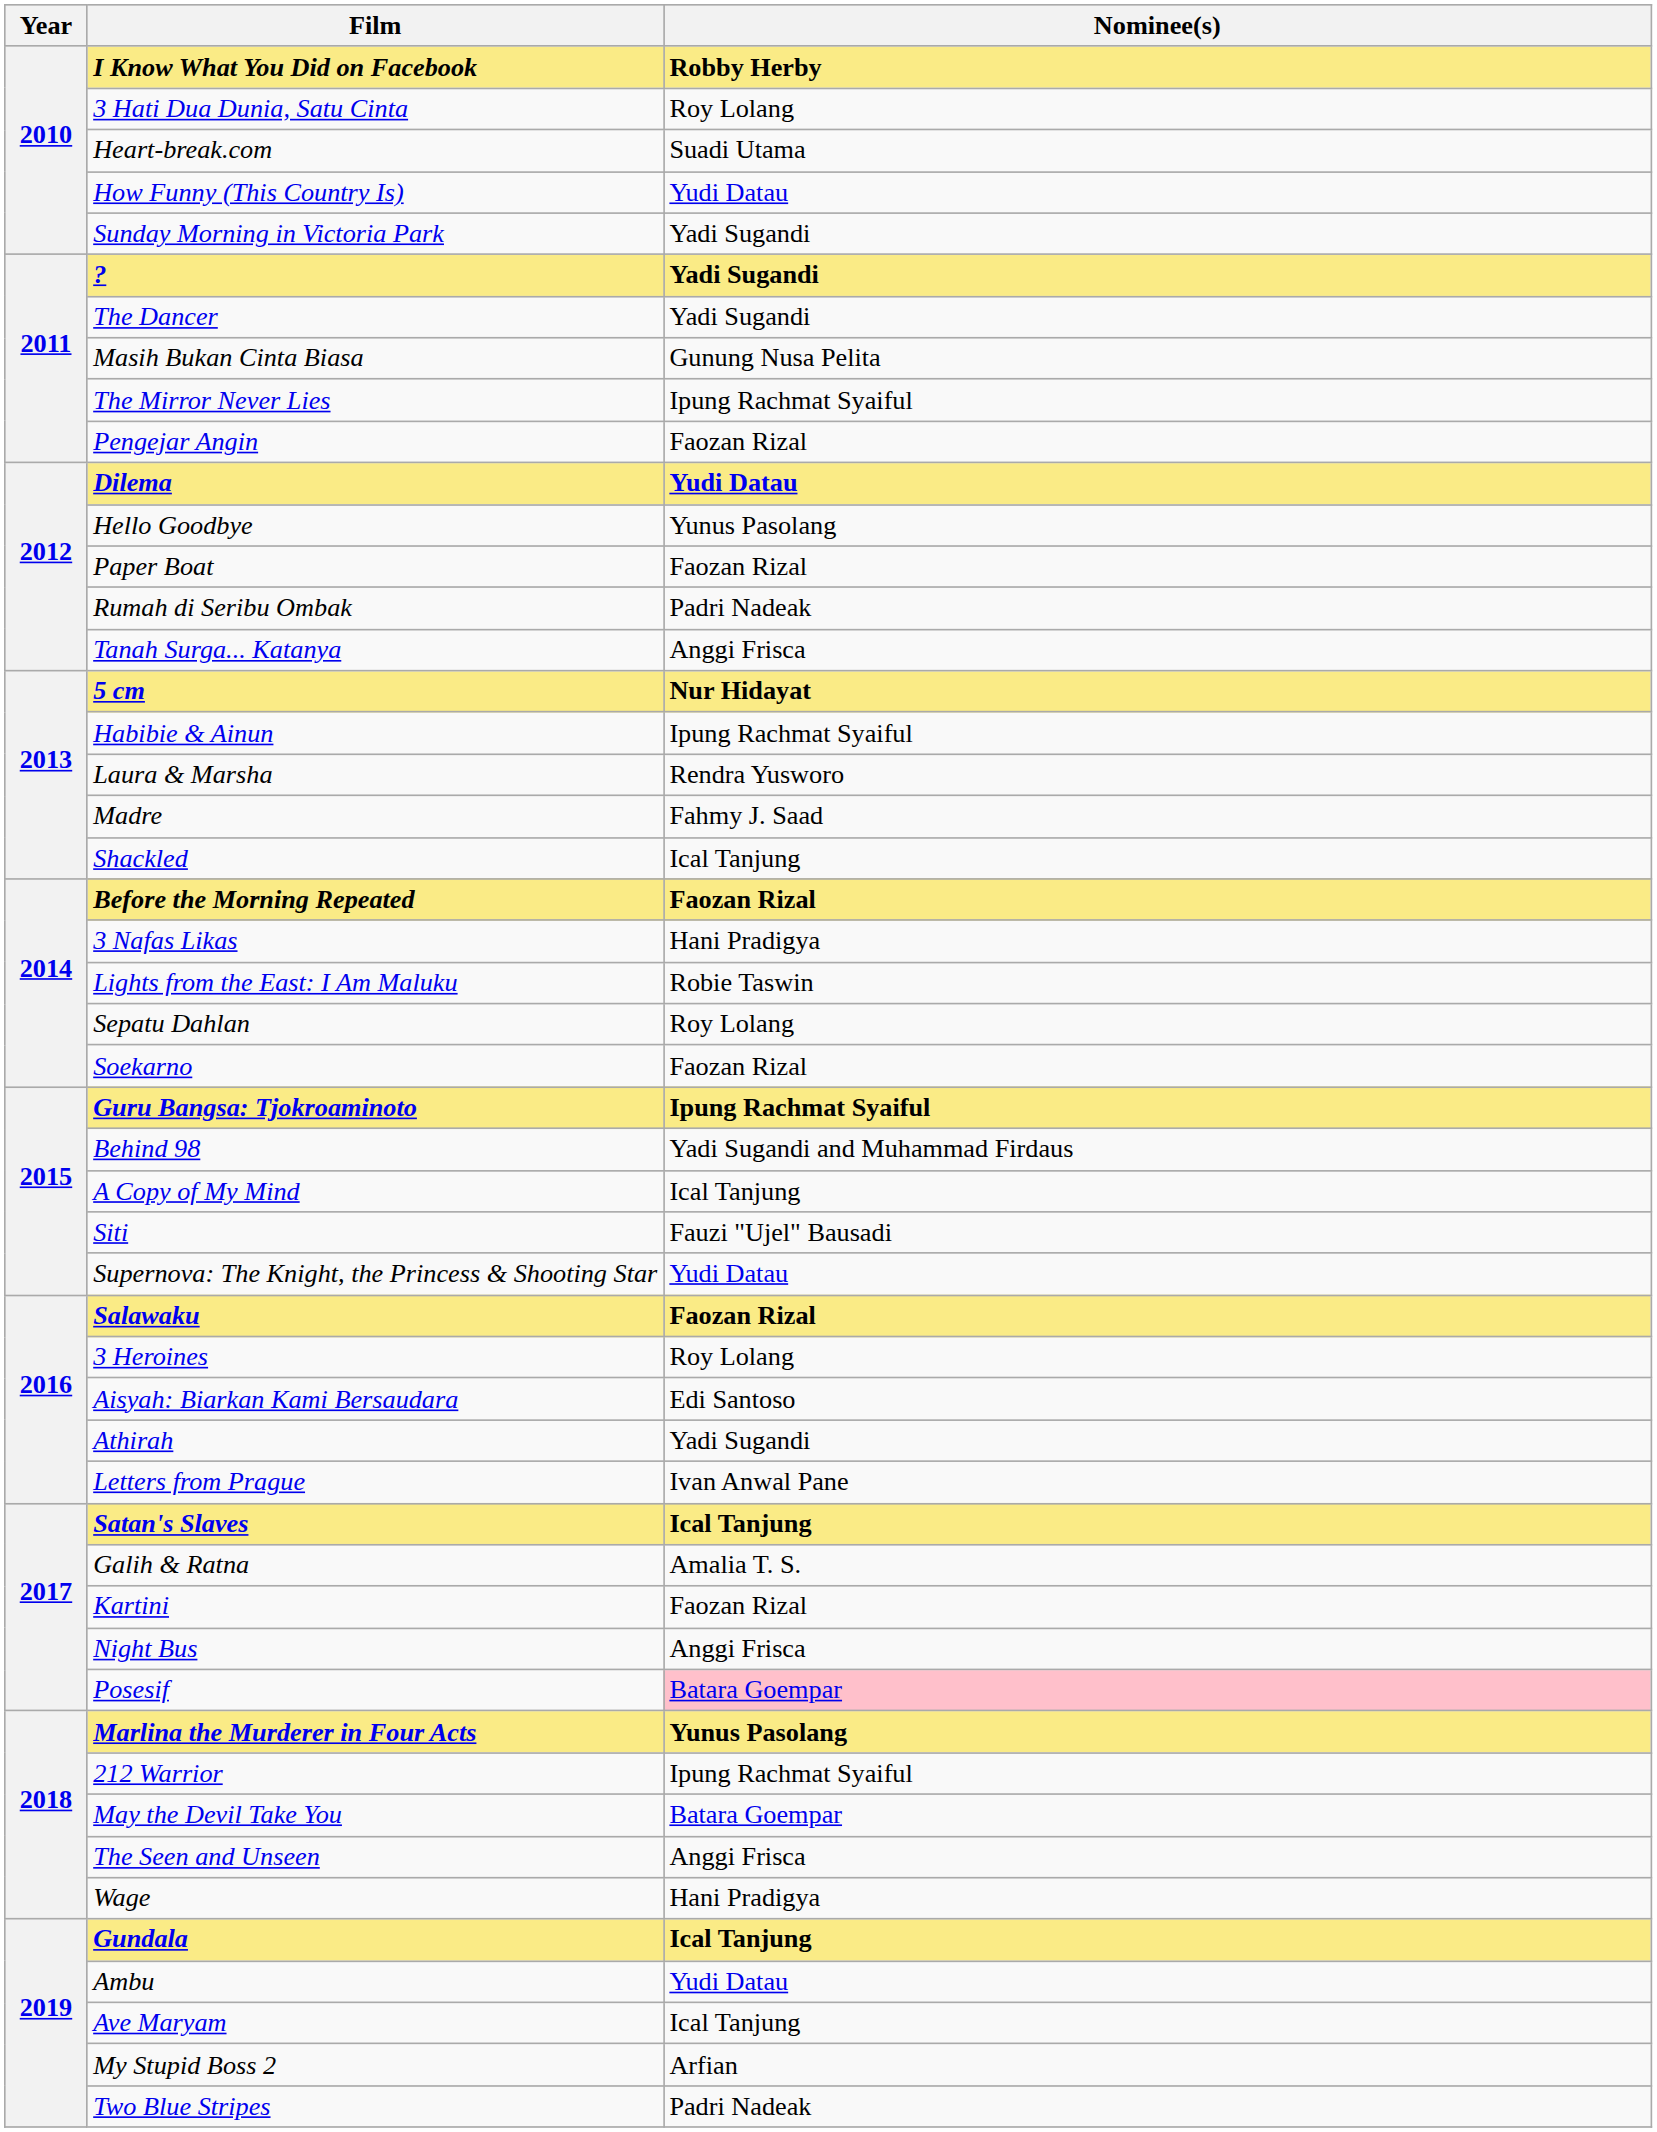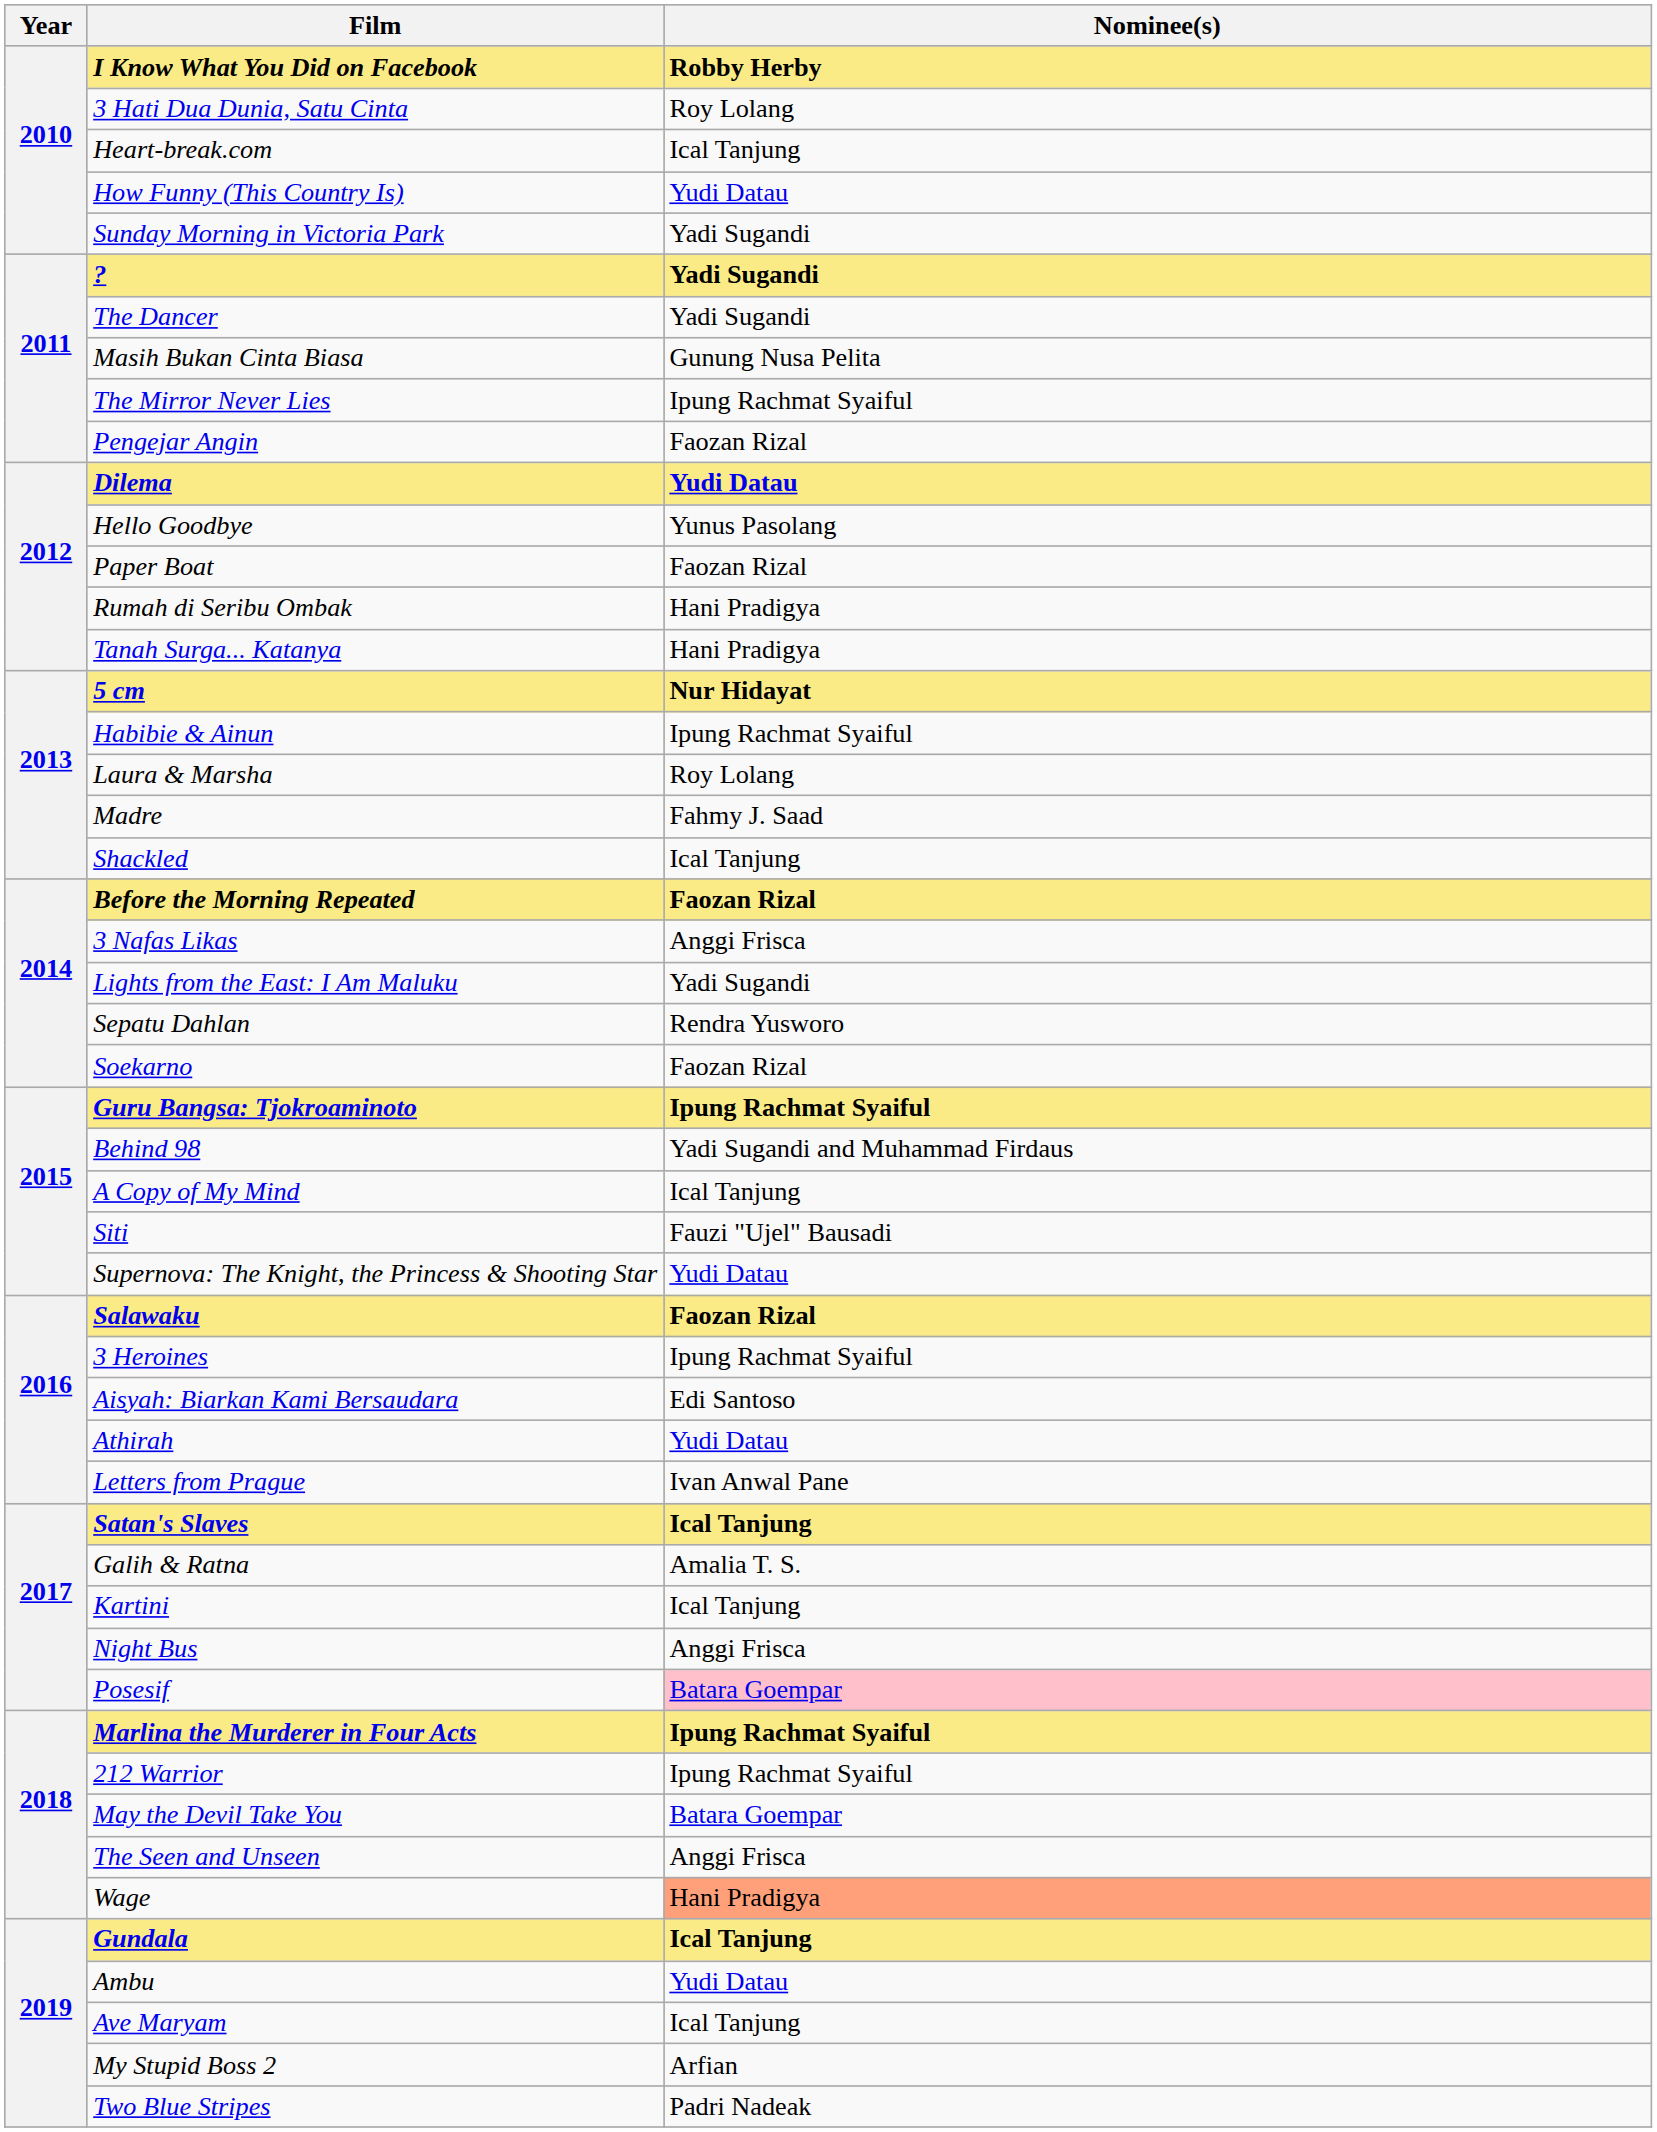(738, 150) Suadi Utama -> (735, 150) Ical Tanjung
(740, 607) Padri Nadeak -> (745, 607) Hani Pradigya
(738, 649) Anggi Frisca -> (745, 649) Hani Pradigya
(757, 774) Rendra Yusworo -> (732, 774) Roy Lolang
(745, 940) Hani Pradigya -> (738, 940) Anggi Frisca
(741, 982) Robie Taswin -> (740, 982) Yadi Sugandi
(732, 1024) Roy Lolang -> (757, 1024) Rendra Yusworo
(732, 1356) Roy Lolang -> (791, 1356) Ipung Rachmat Syaiful
(740, 1440) Yadi Sugandi -> (729, 1440) Yudi Datau
(738, 1606) Faozan Rizal -> (735, 1606) Ical Tanjung
(758, 1731) Yunus Pasolang -> (800, 1731) Ipung Rachmat Syaiful
(745, 1897) no background -> (745, 1897) lightsalmon background
